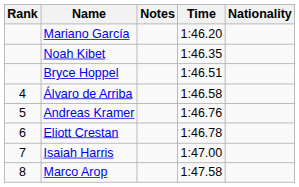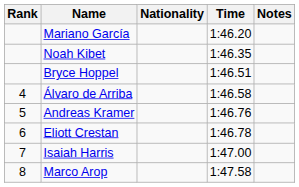columns swapped: (260, 14) <-> (157, 14)
